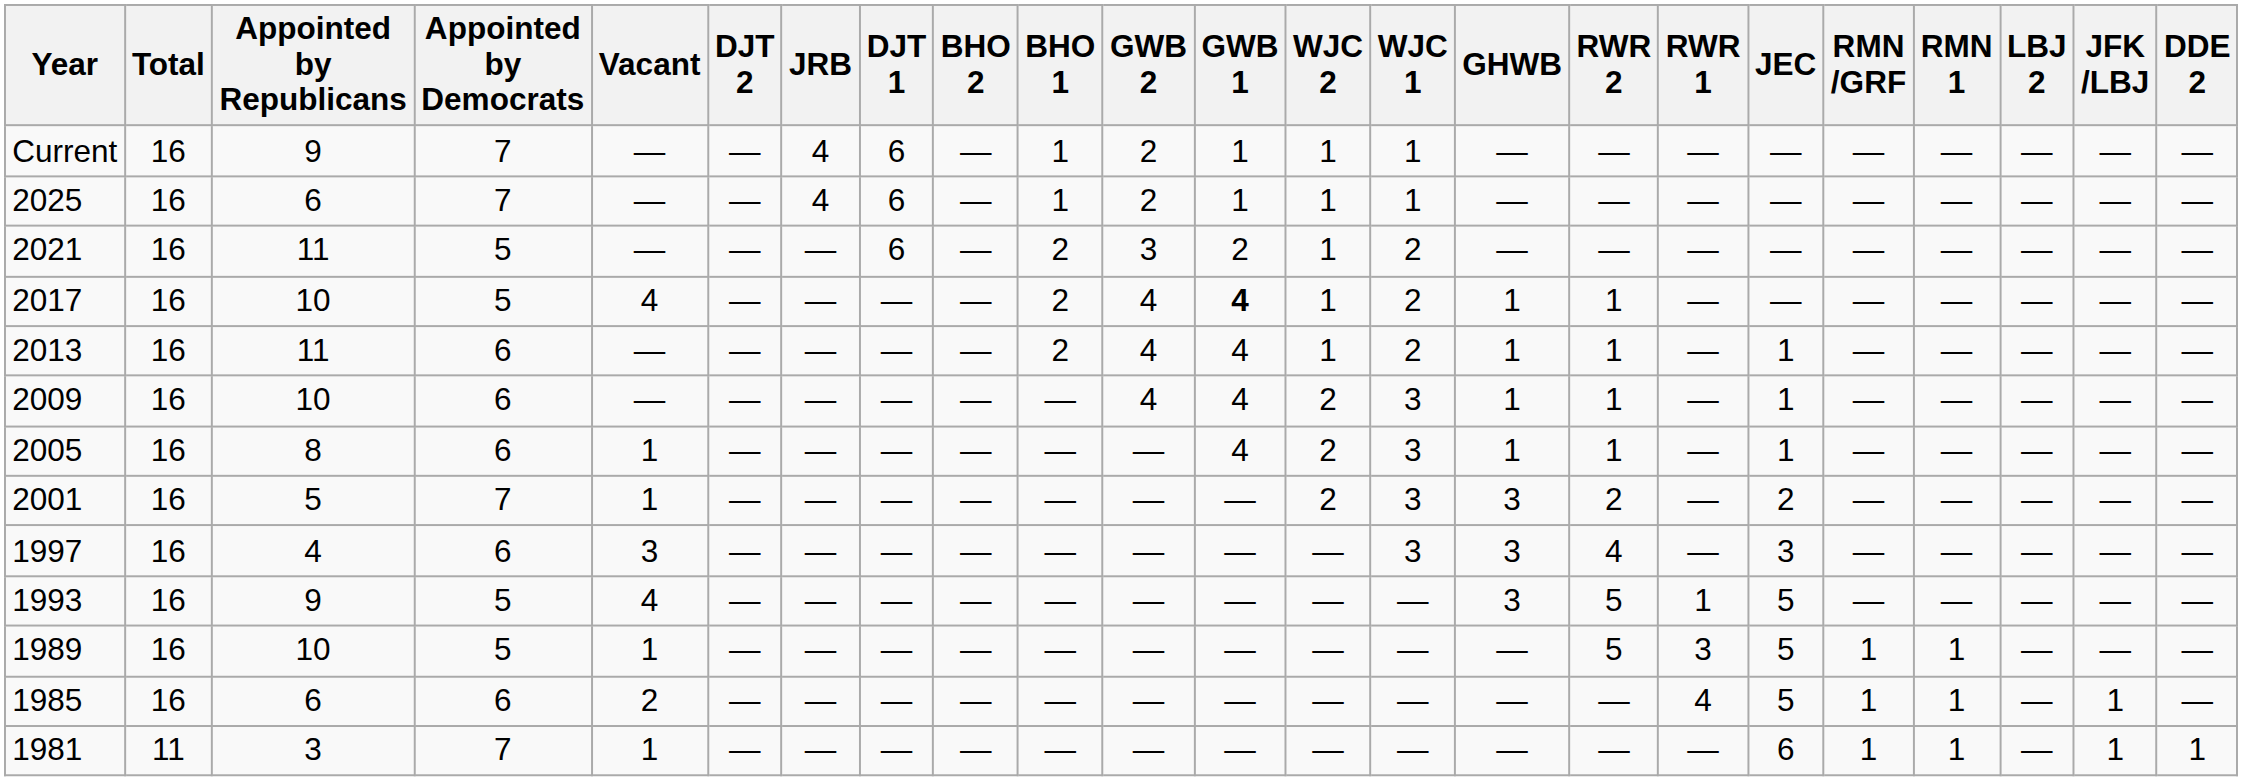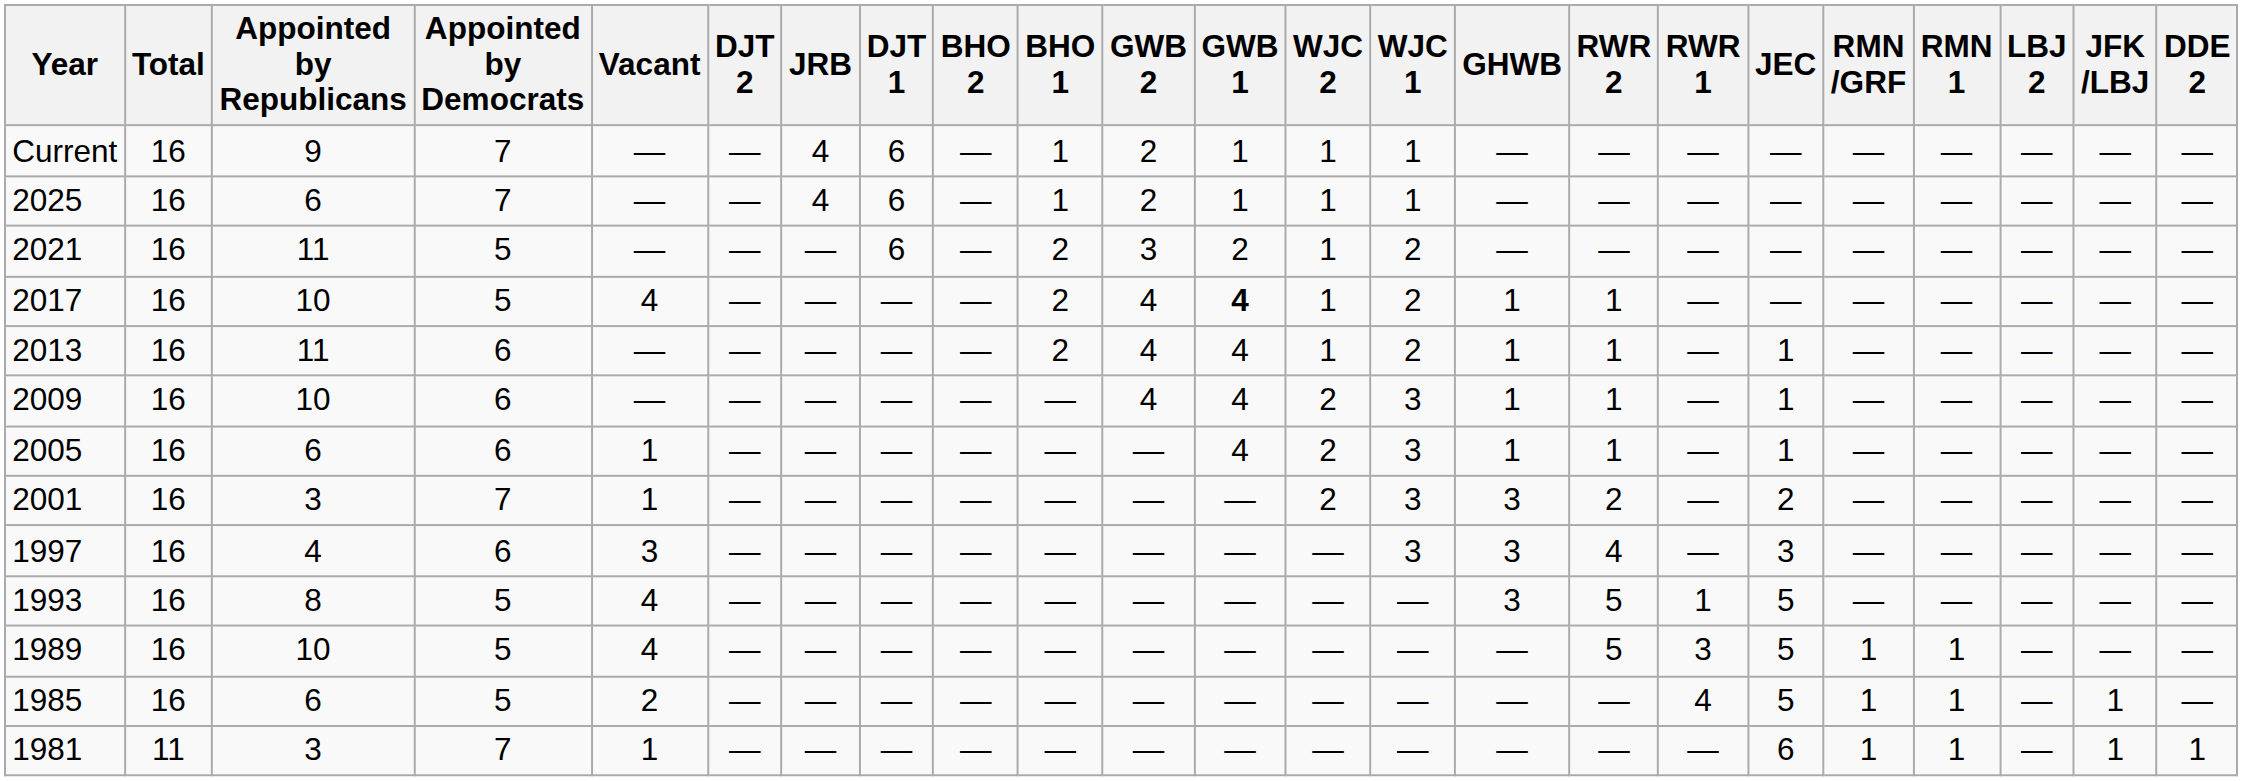(313, 450) 8 -> (313, 450) 6
(313, 500) 5 -> (313, 500) 3
(313, 600) 9 -> (313, 600) 8
(650, 650) 1 -> (650, 650) 4
(503, 700) 6 -> (503, 700) 5
